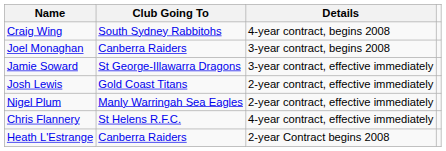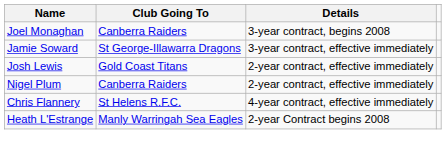- row: (35, 31)
(171, 102) Manly Warringah Sea Eagles -> (142, 84) Canberra Raiders
(142, 137) Canberra Raiders -> (171, 119) Manly Warringah Sea Eagles
